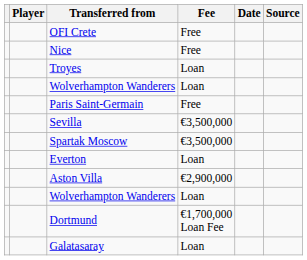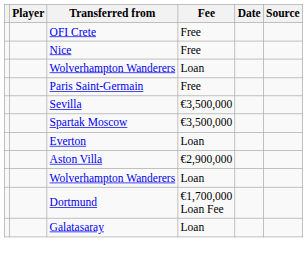- row: (65, 68)
